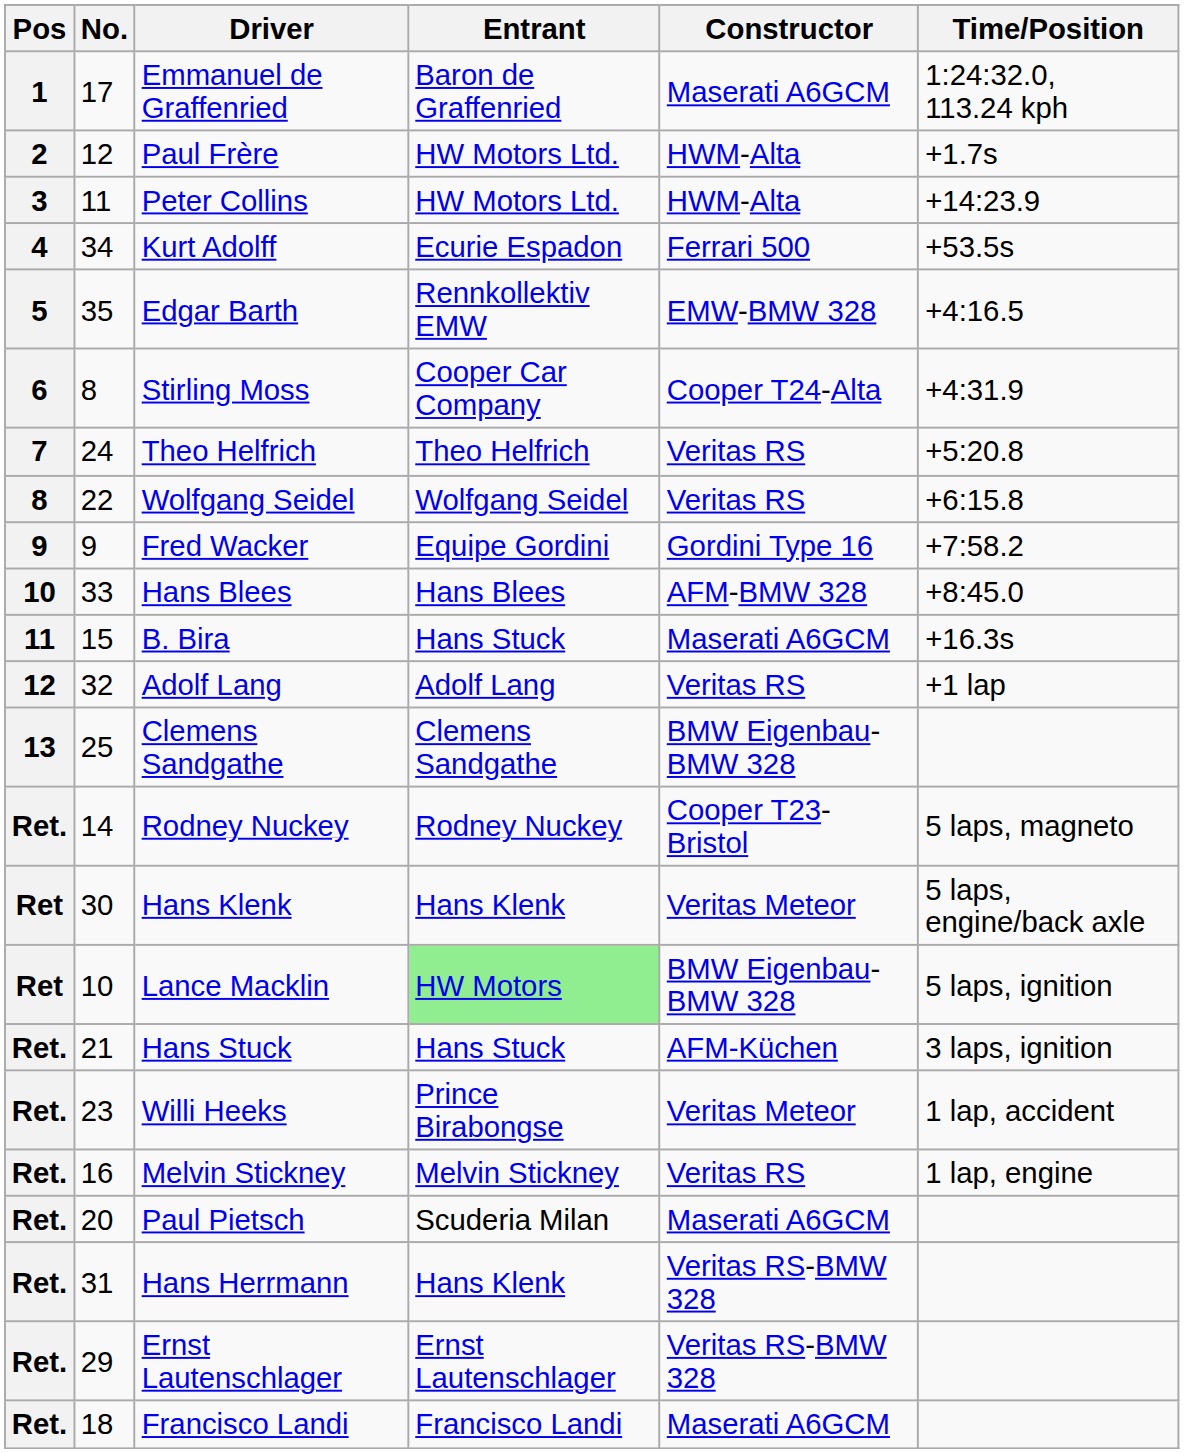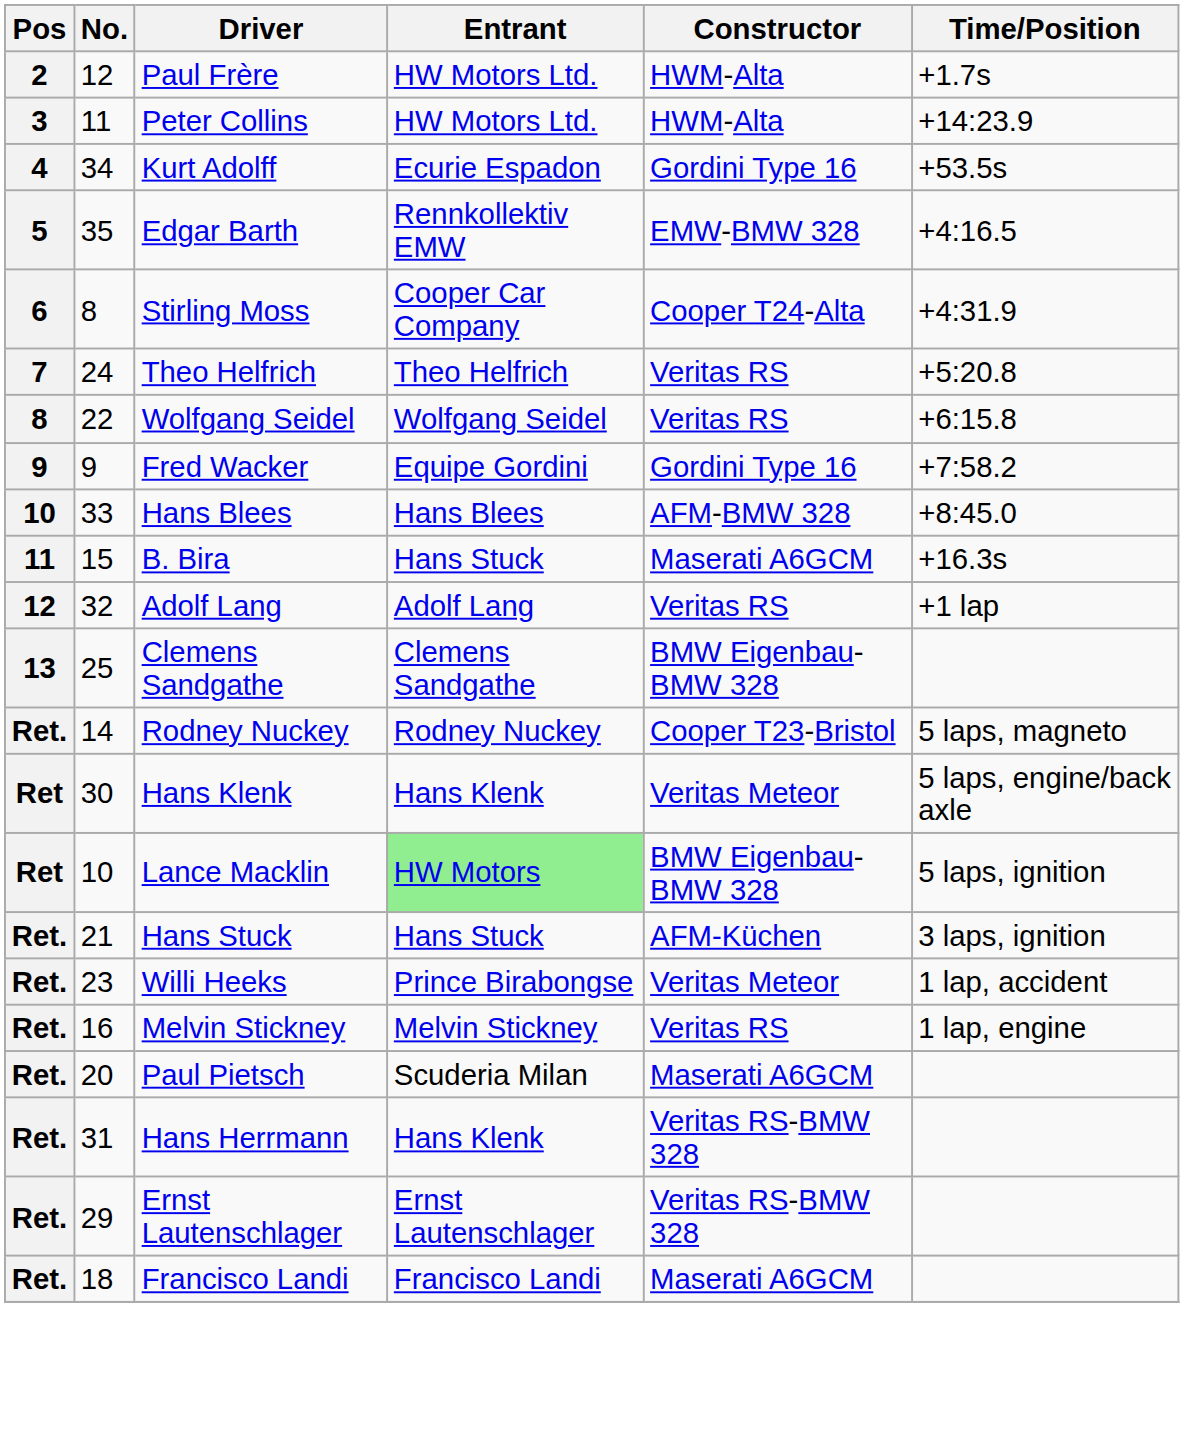- row: (232, 91)
(738, 247) Ferrari 500 -> (753, 168) Gordini Type 16
